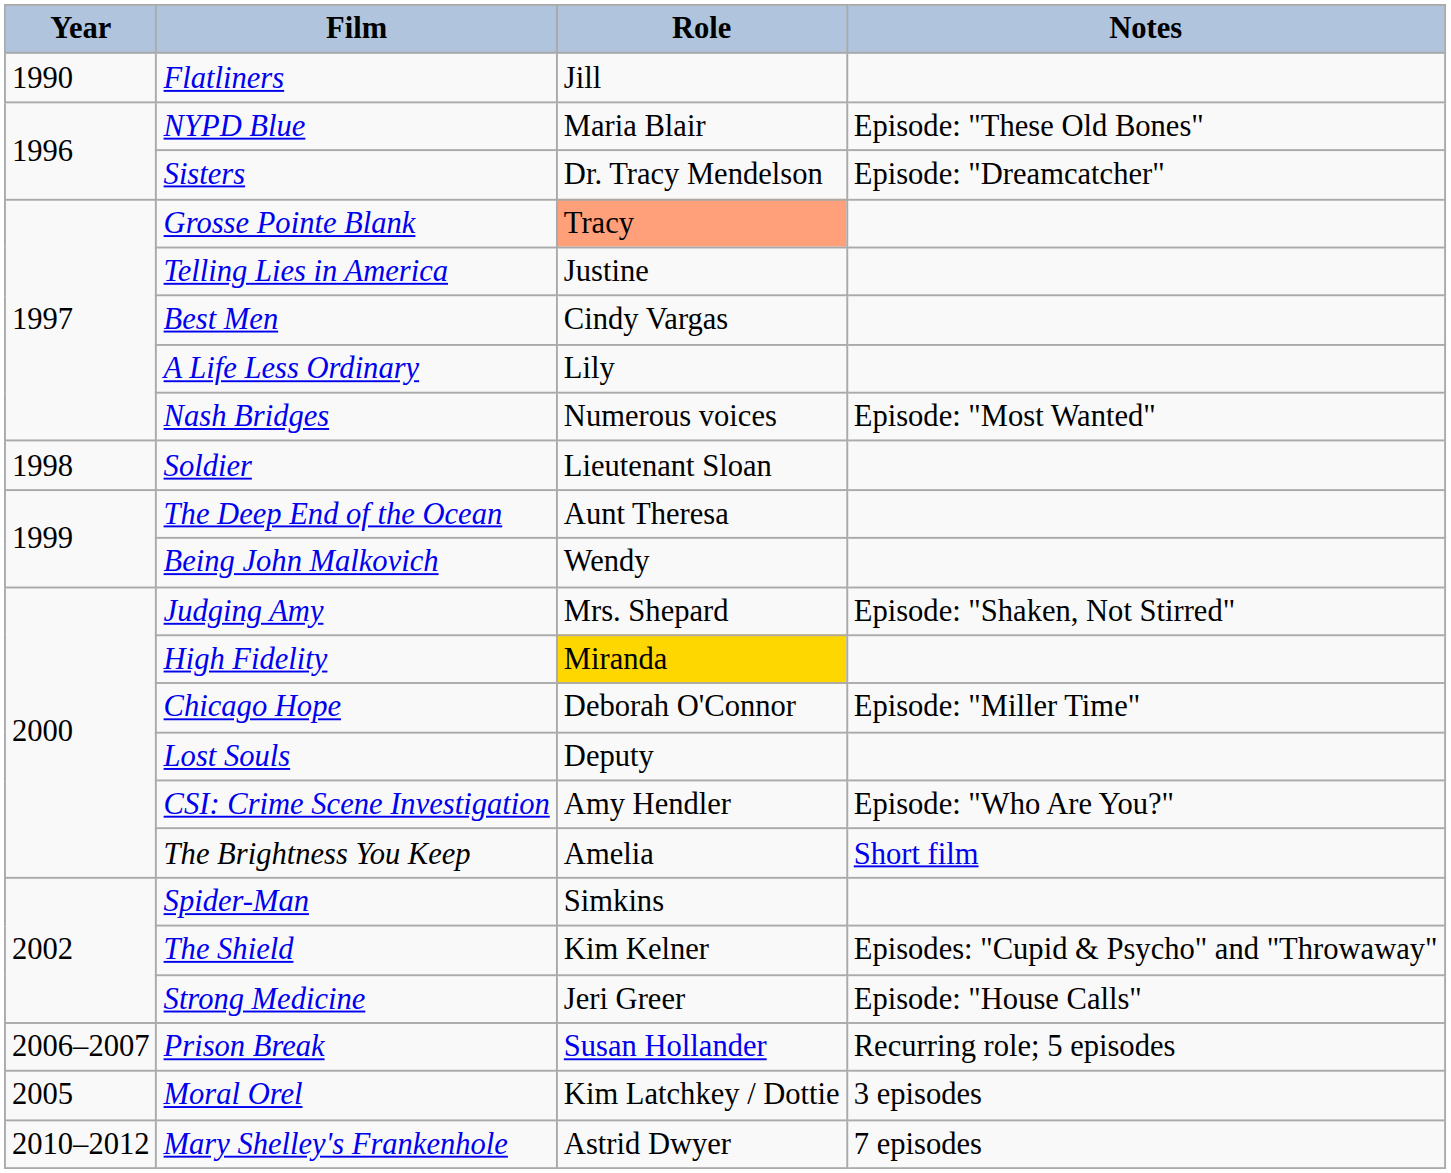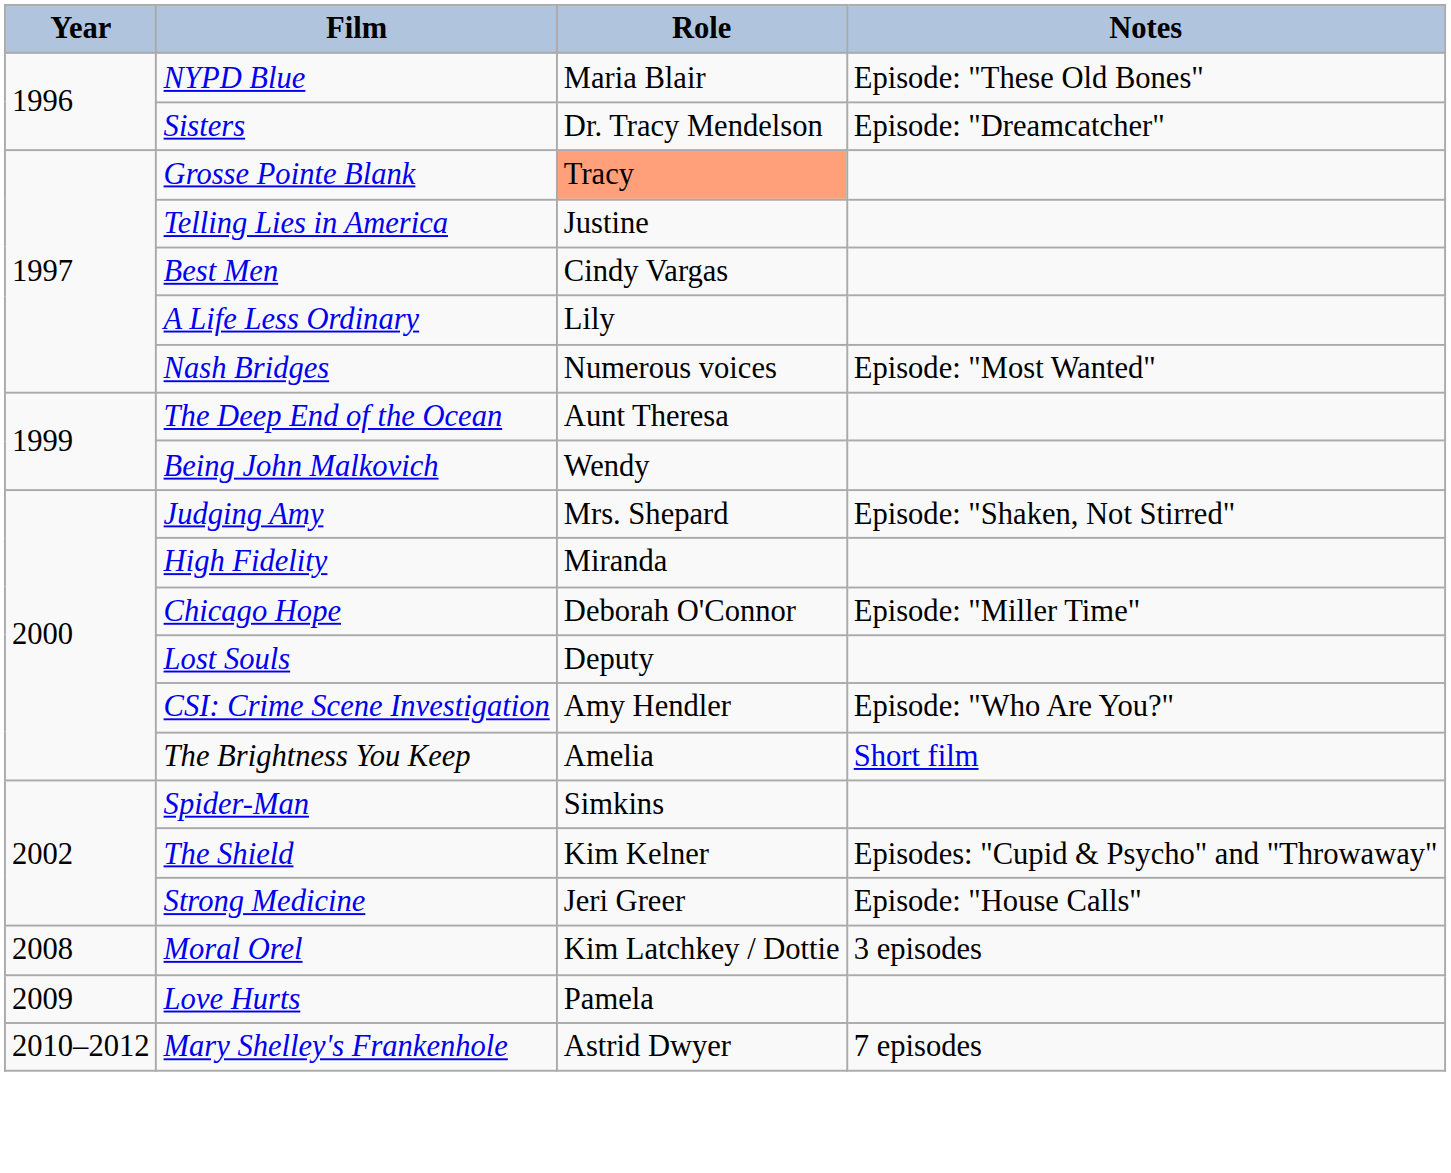- row: (224, 77)
- row: (208, 464)
(616, 658) gold background -> (616, 561) no background
- row: (244, 1046)
(43, 1094) 2005 -> (43, 949) 2008
+ row: (232, 998)
